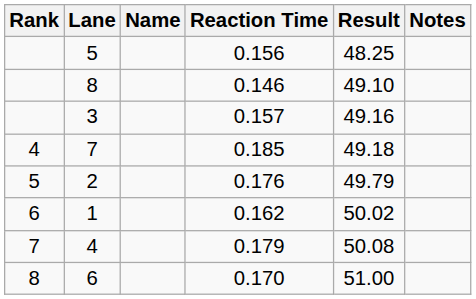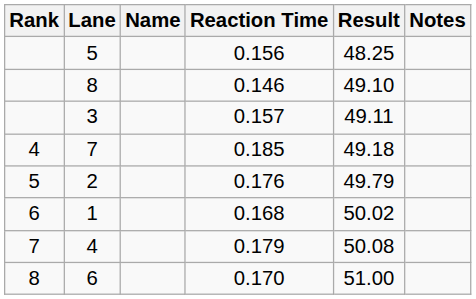(369, 117) 49.16 -> (369, 117) 49.11
(259, 213) 0.162 -> (259, 213) 0.168
